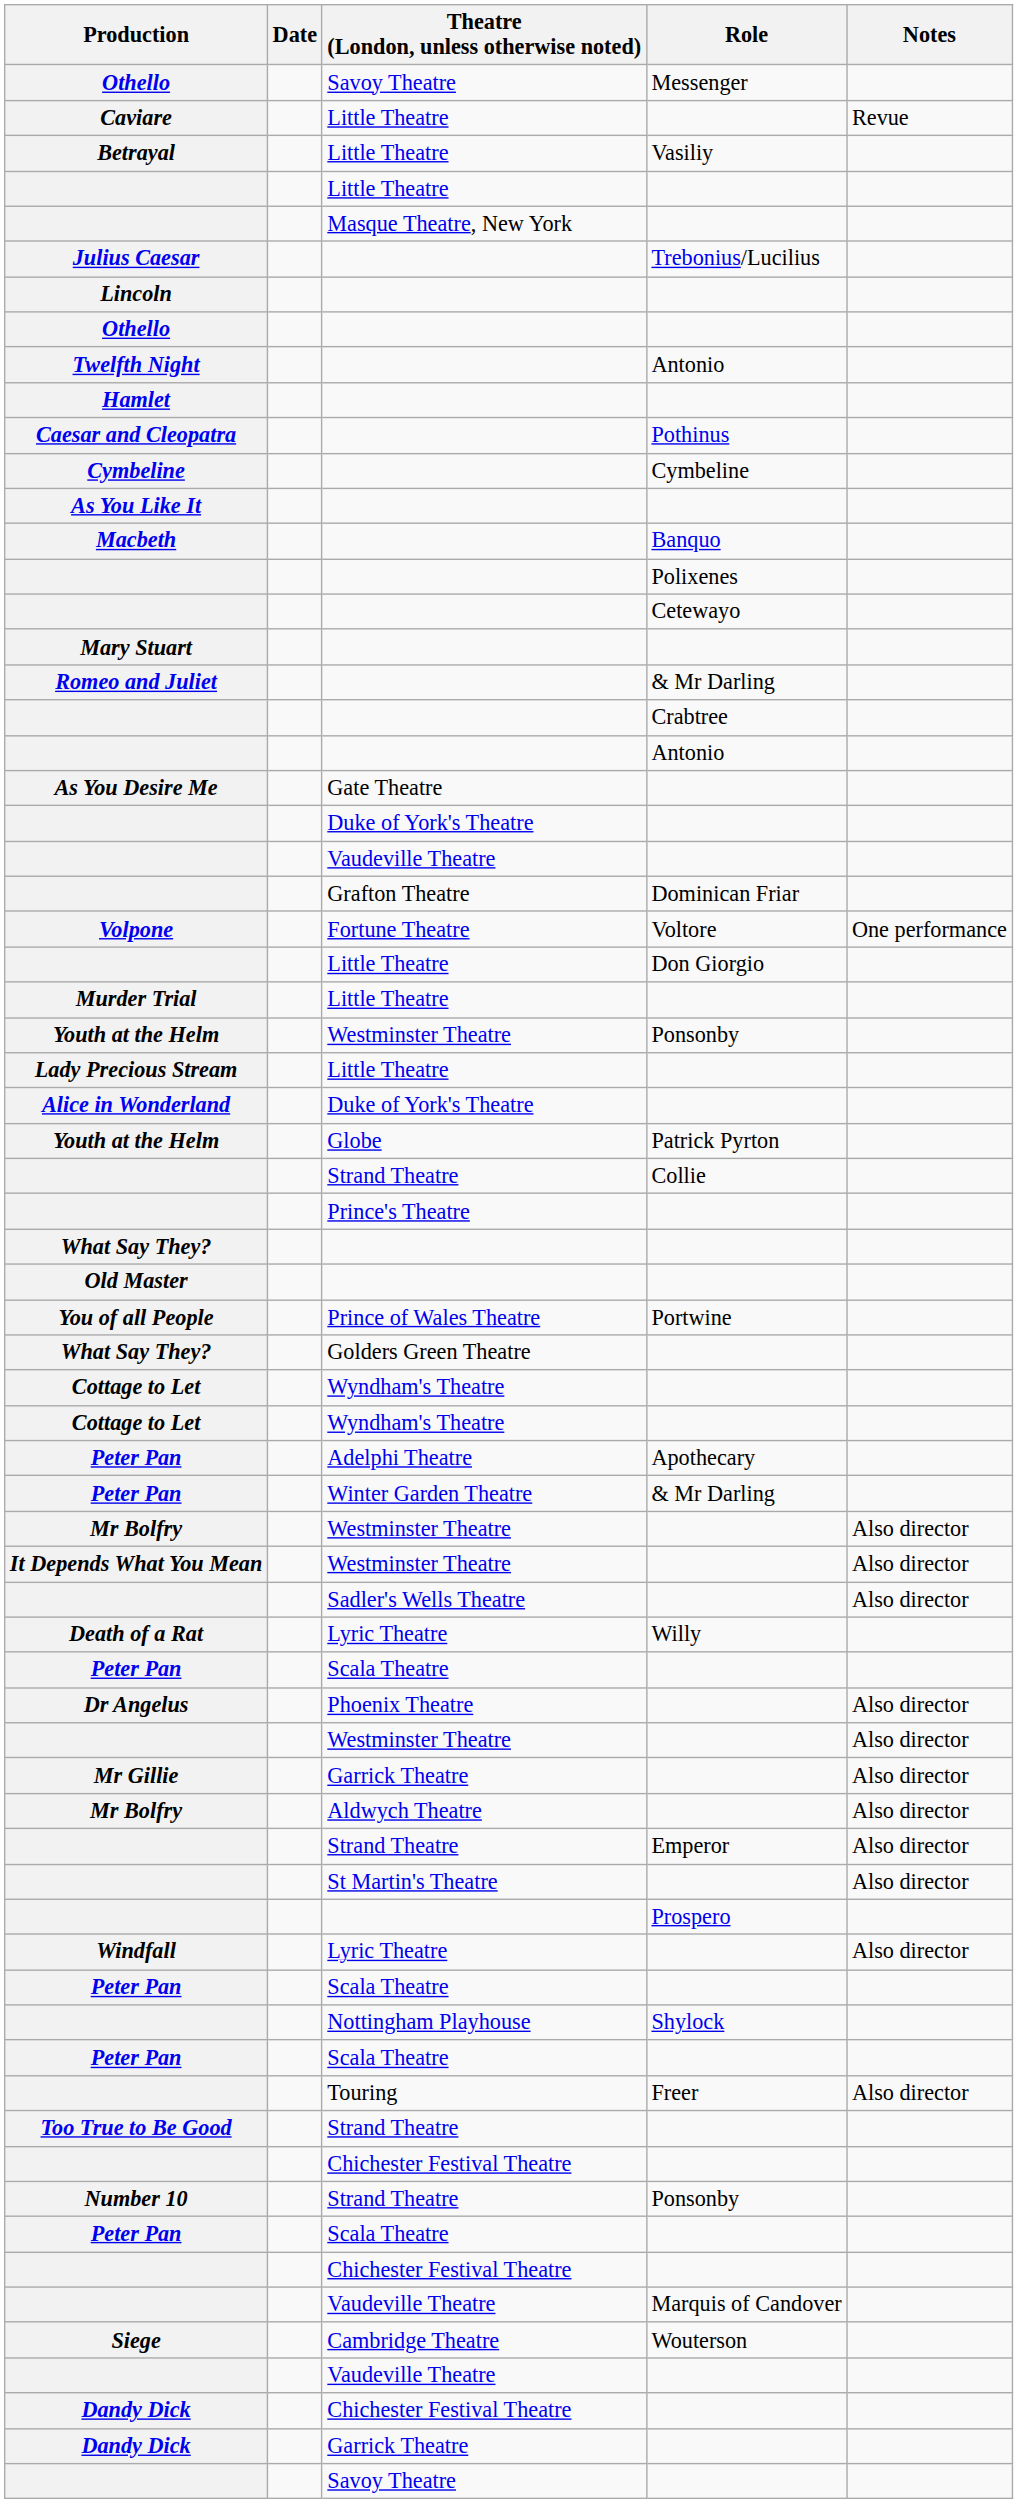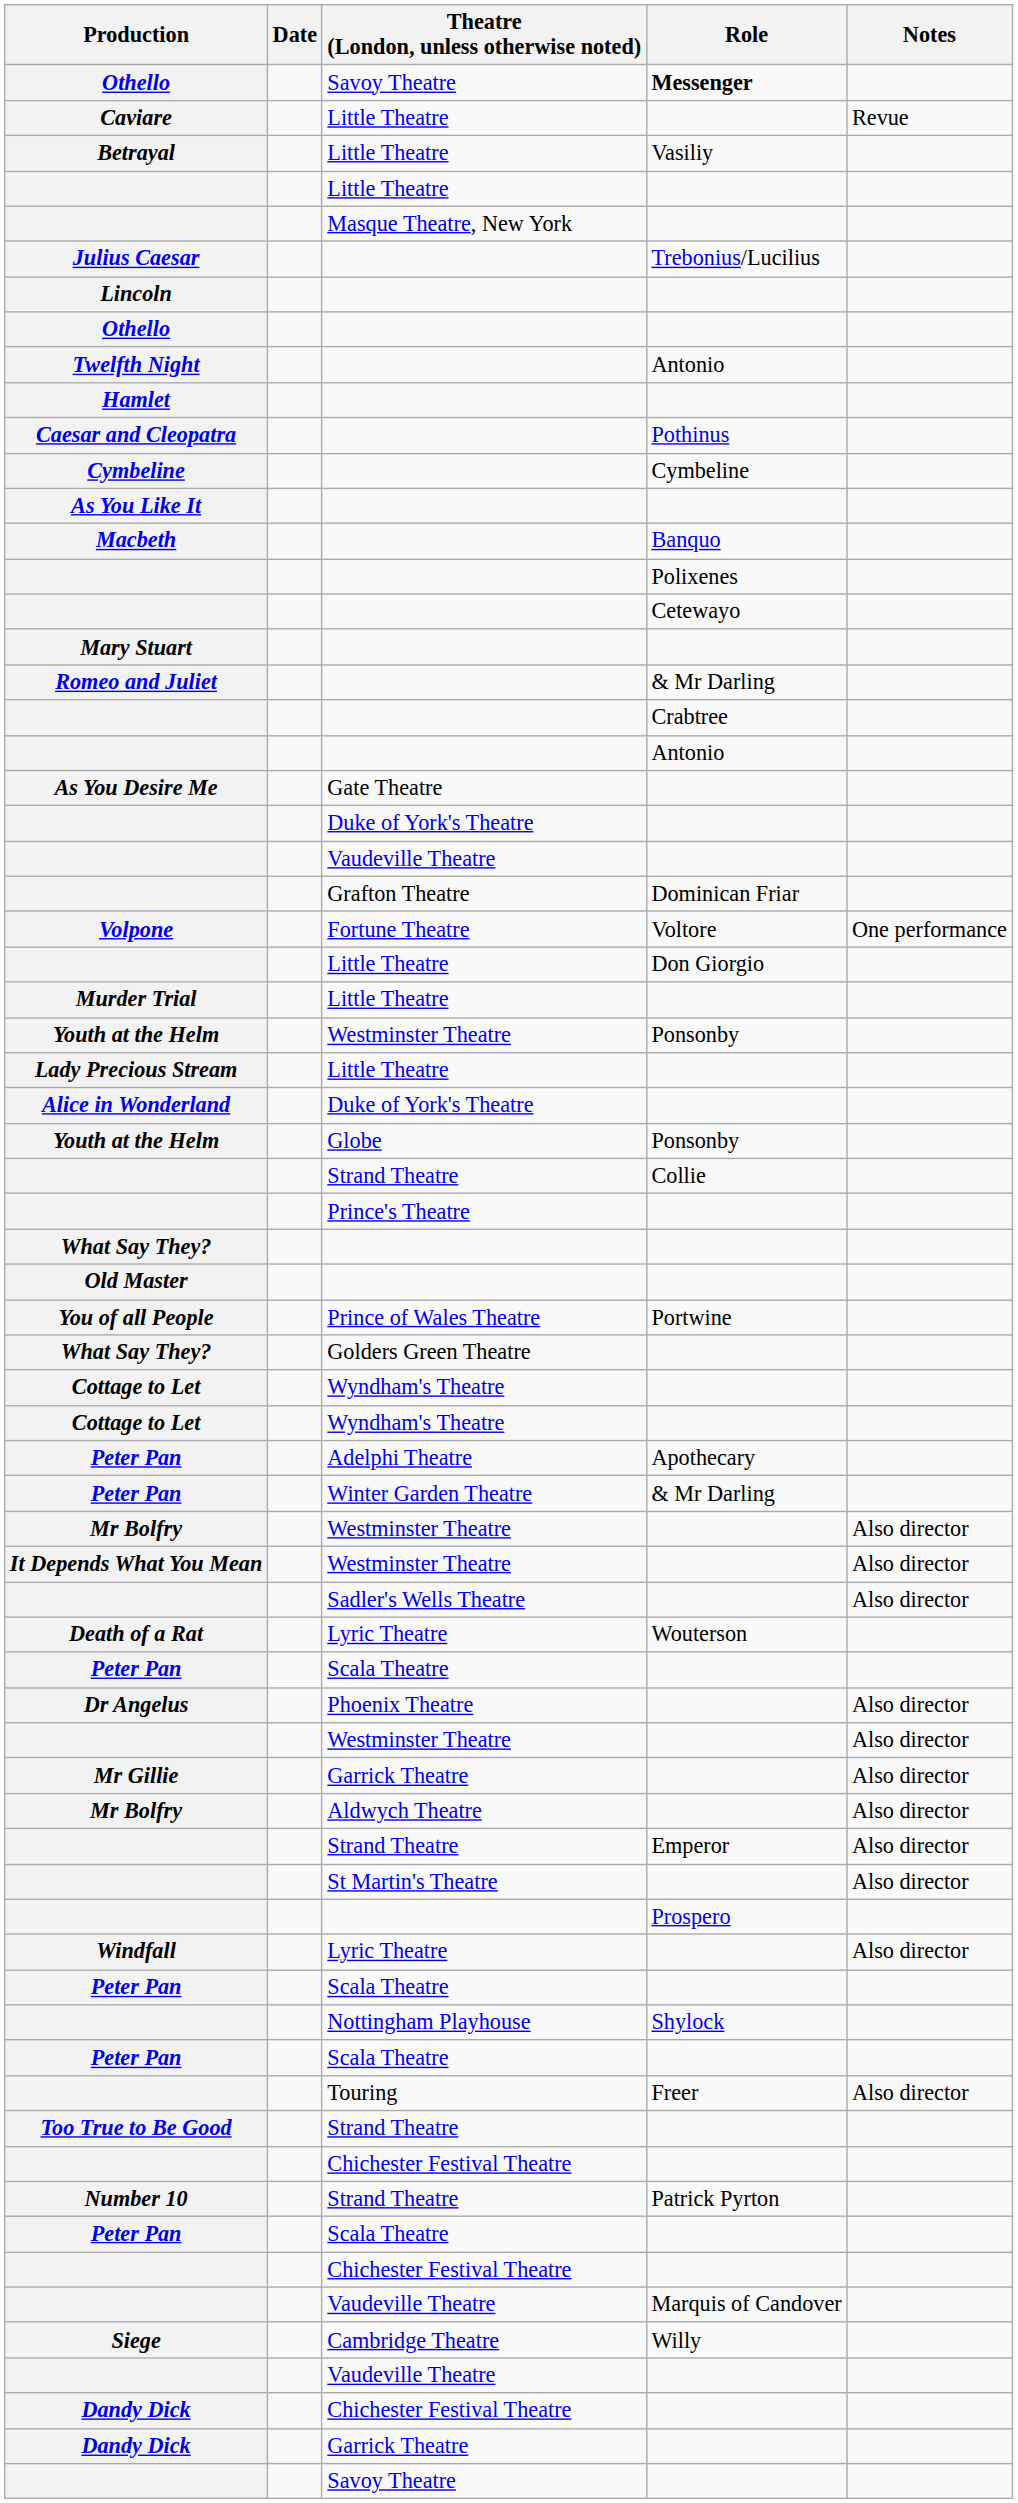(700, 82) normal -> (702, 82) bold
(715, 1140) Patrick Pyrton -> (695, 1140) Ponsonby
(676, 1634) Willy -> (699, 1634) Wouterson
(695, 2198) Ponsonby -> (715, 2198) Patrick Pyrton
(699, 2339) Wouterson -> (676, 2339) Willy
